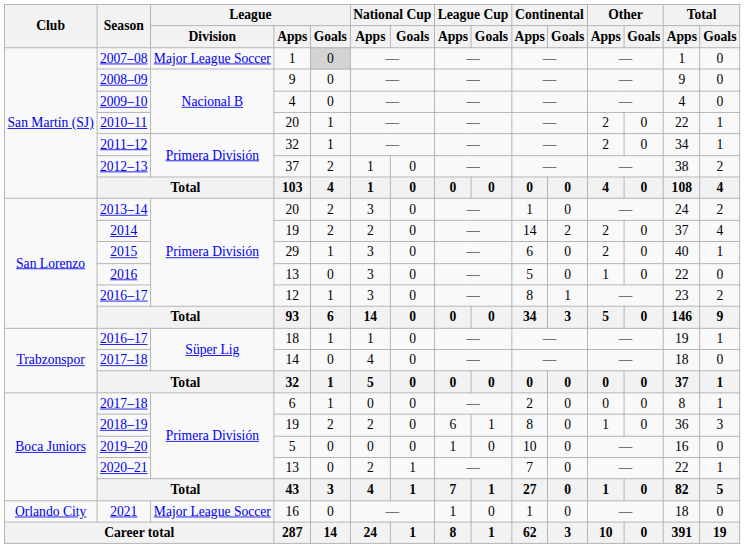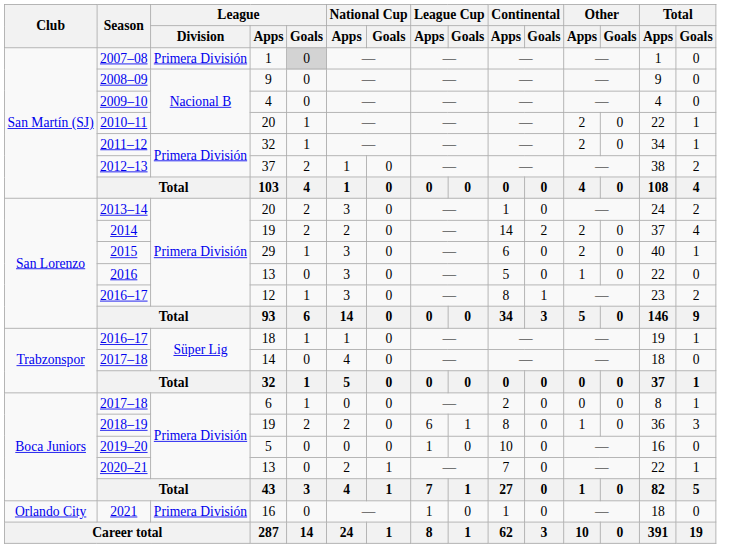(212, 58) Major League Soccer -> (200, 58) Primera División
(212, 511) Major League Soccer -> (200, 511) Primera División
